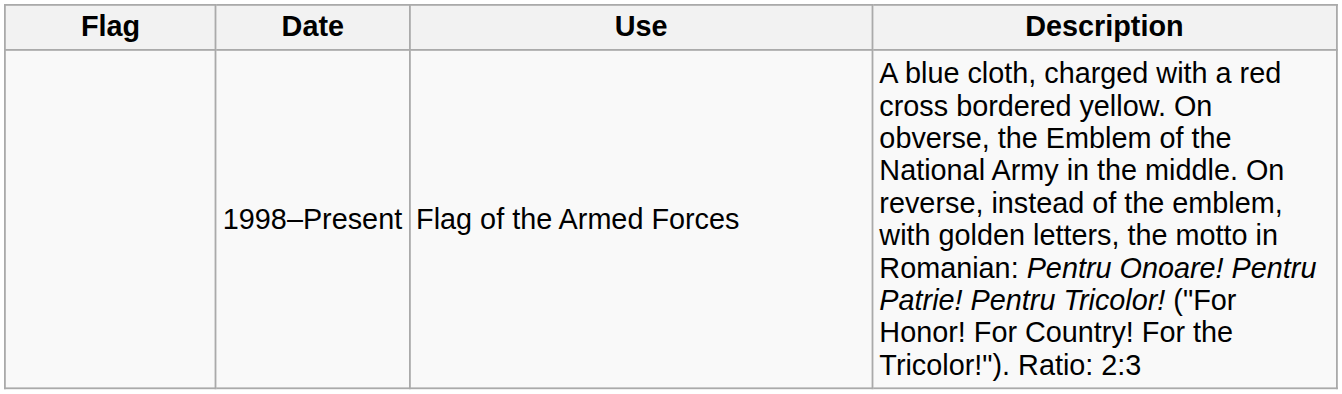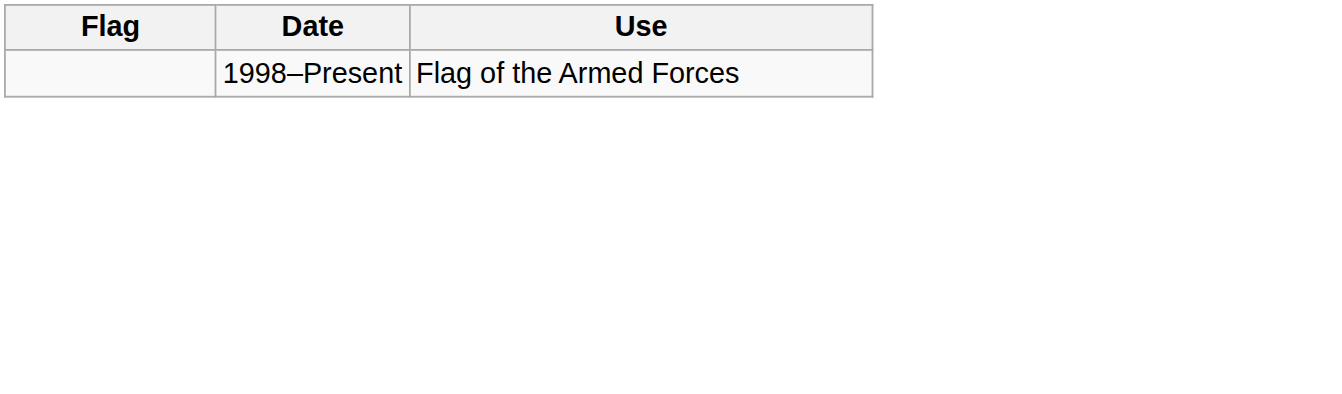- column: (1104, 27)
